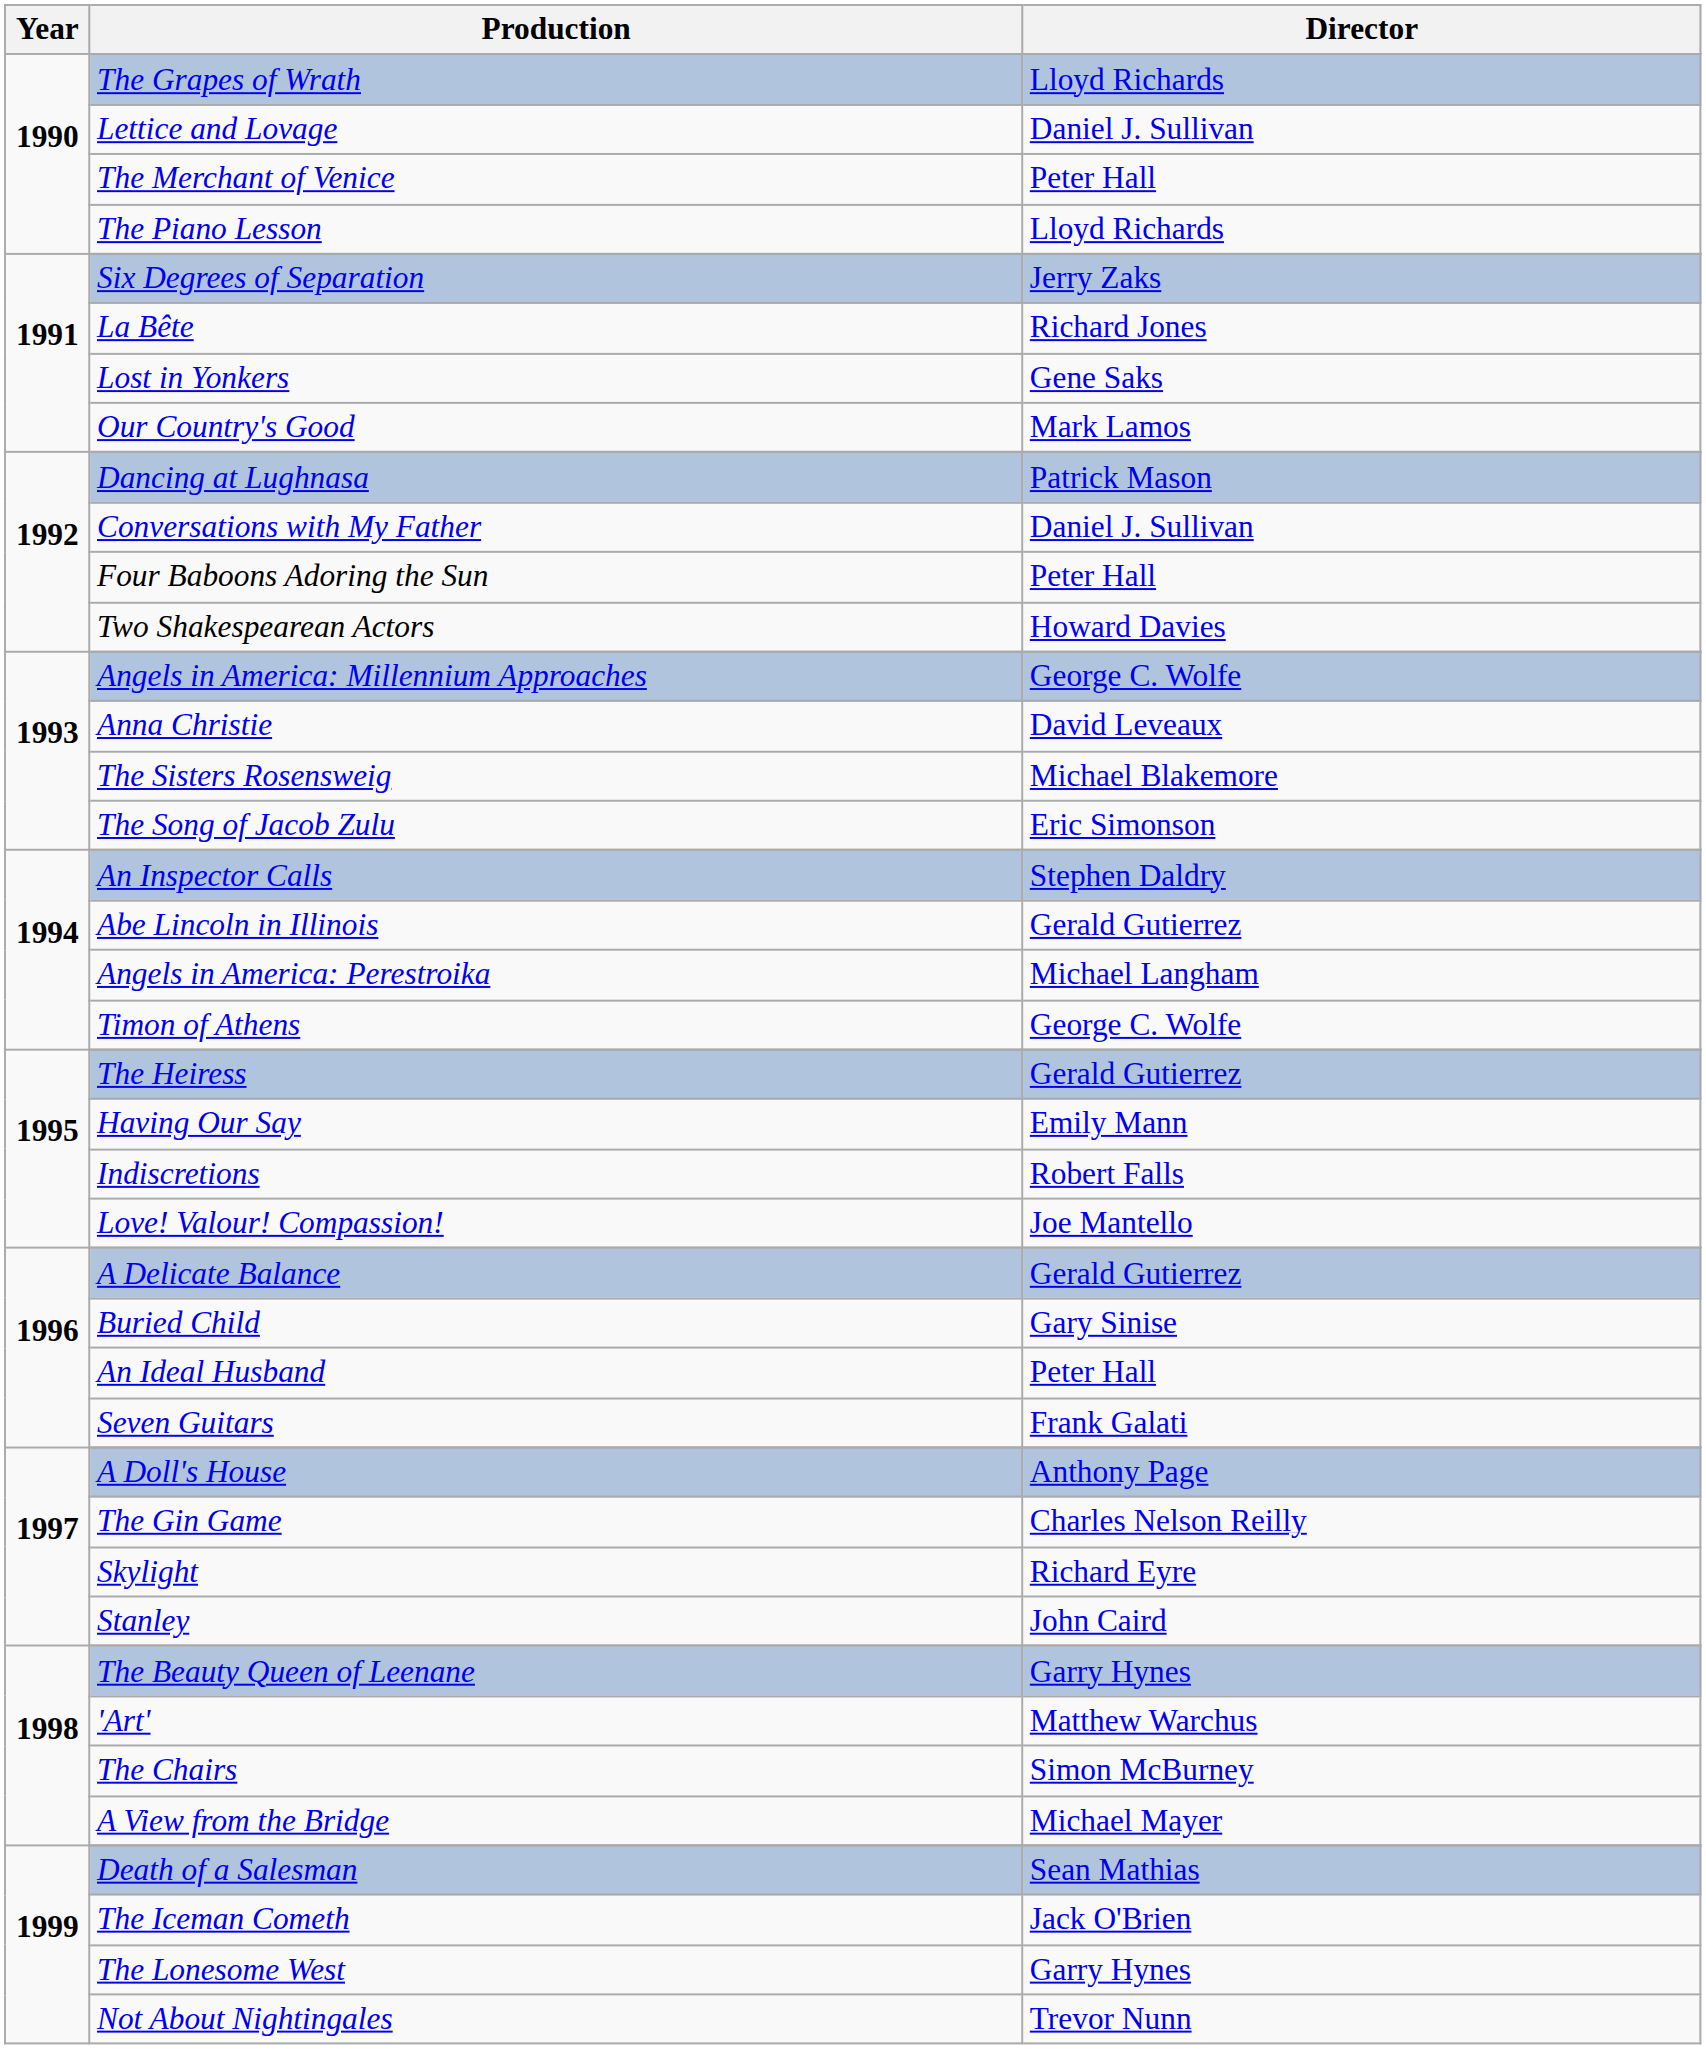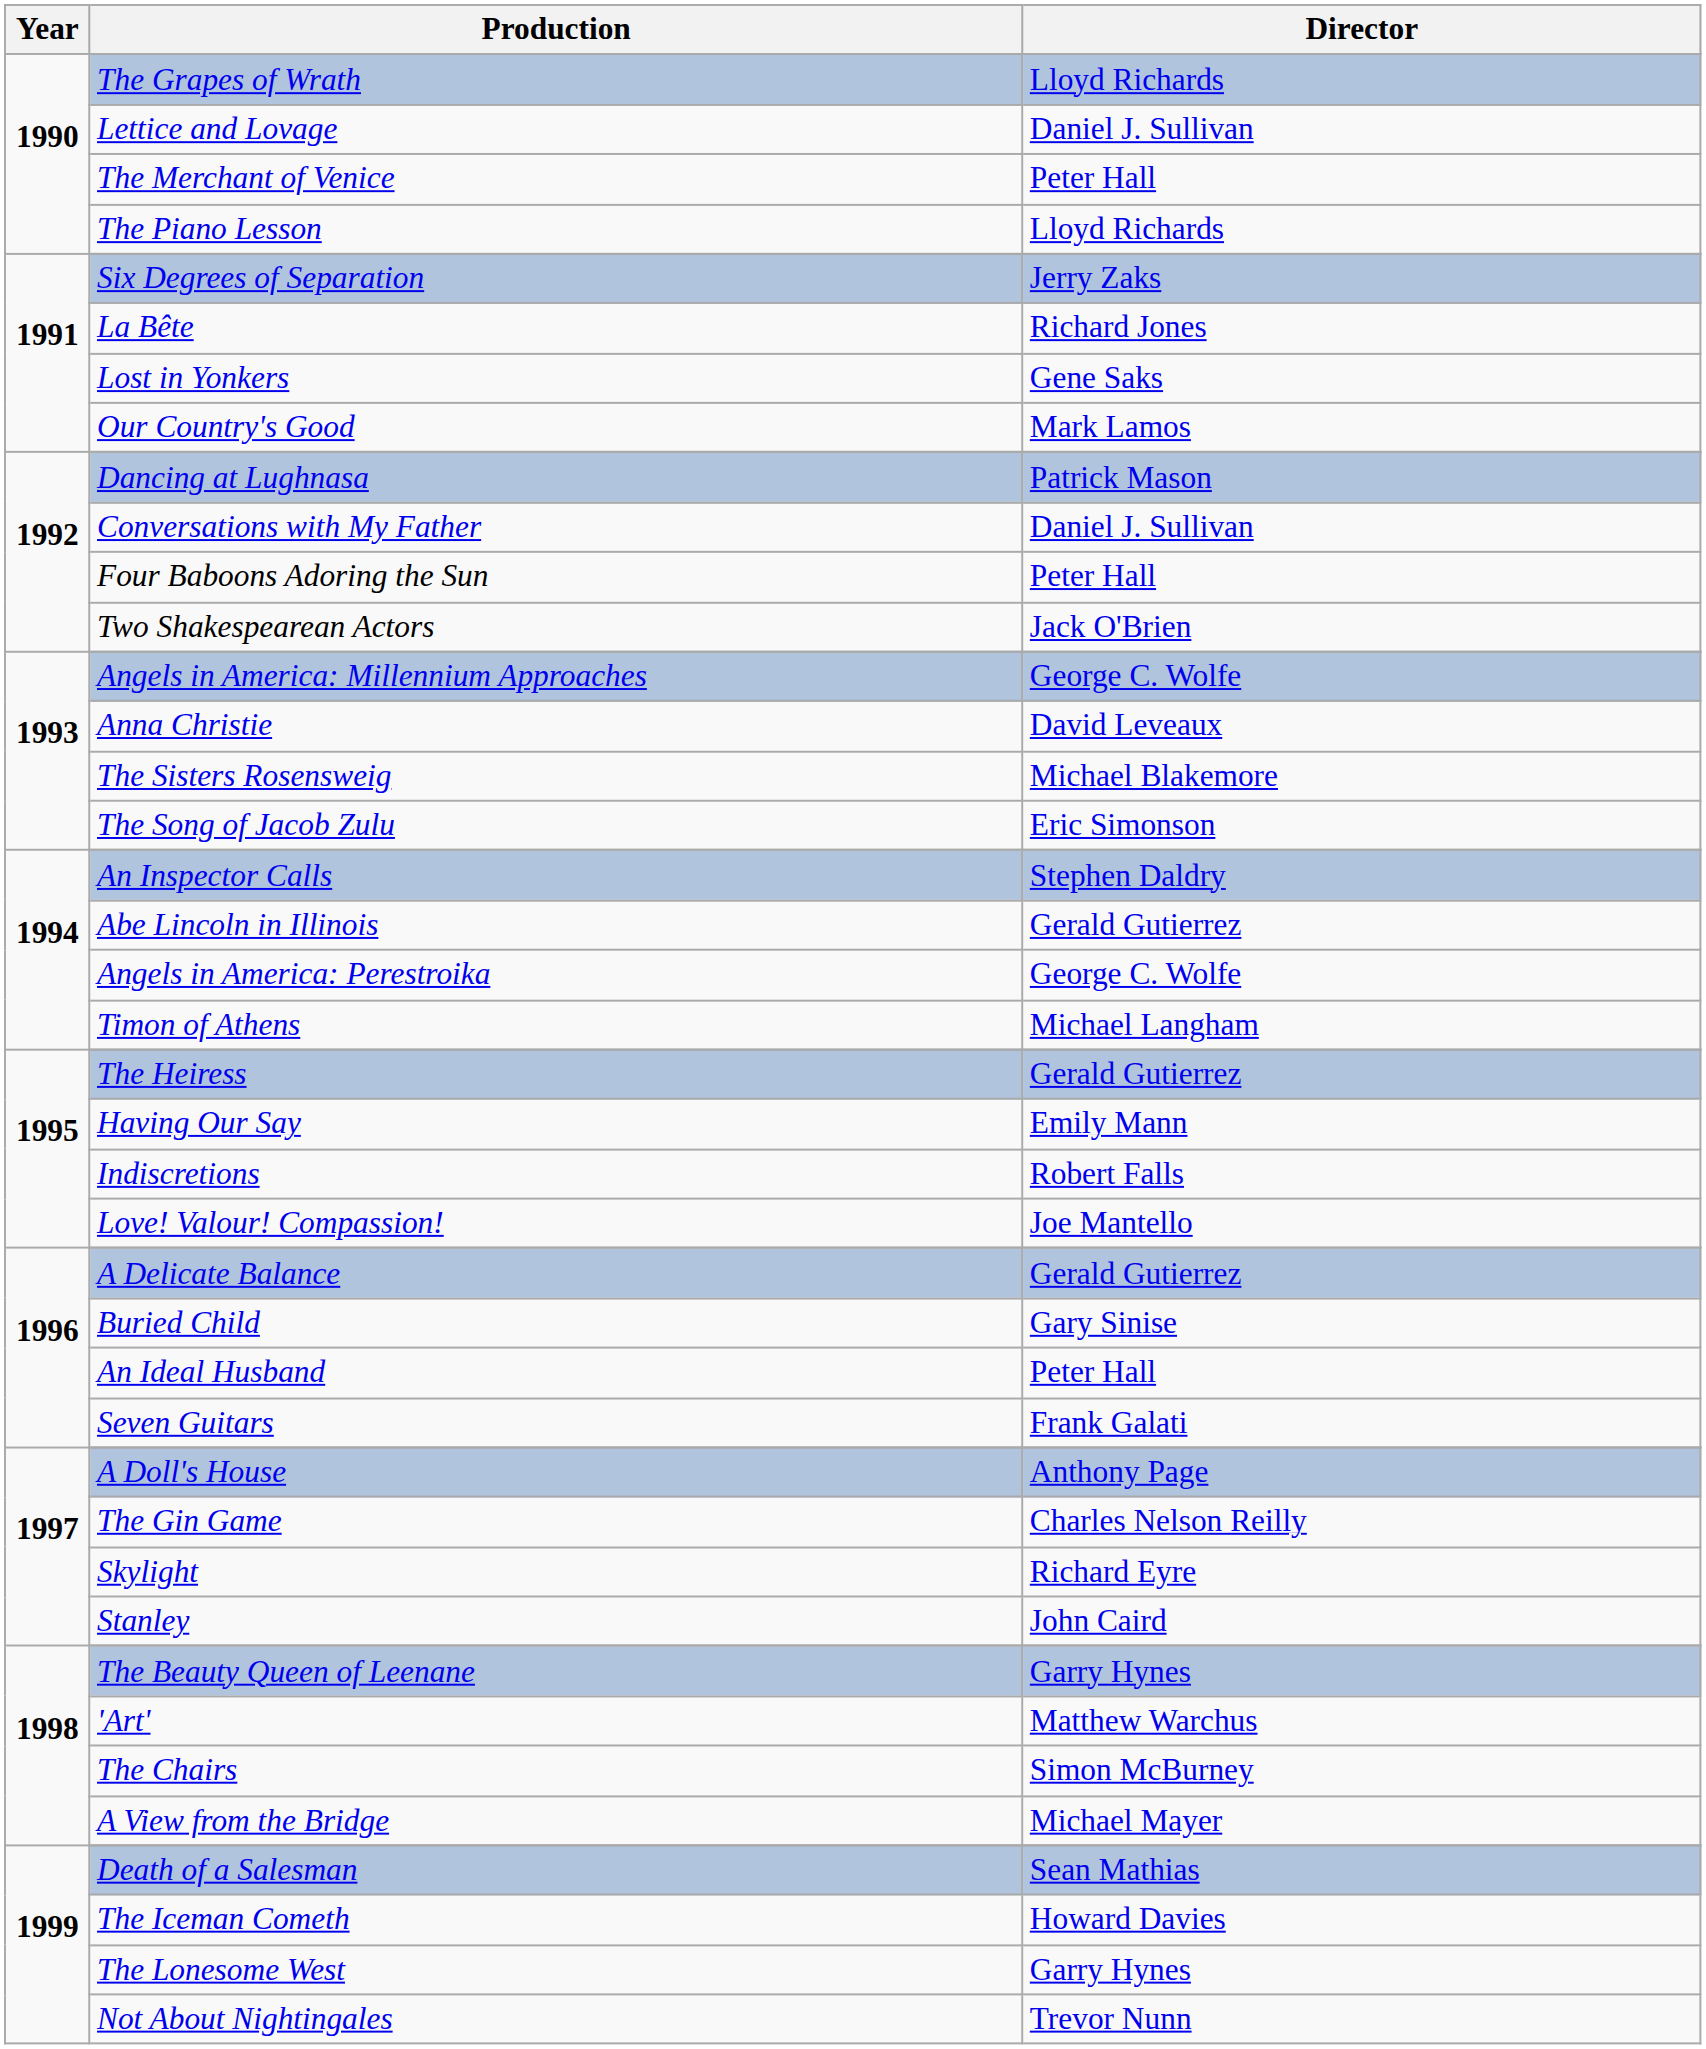(1128, 626) Howard Davies -> (1111, 626) Jack O'Brien
(1144, 974) Michael Langham -> (1136, 974) George C. Wolfe
(1136, 1024) George C. Wolfe -> (1144, 1024) Michael Langham
(1111, 1919) Jack O'Brien -> (1128, 1919) Howard Davies
